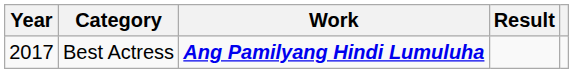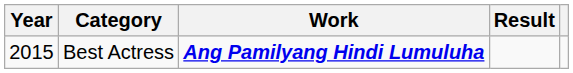(31, 52) 2017 -> (31, 52) 2015
